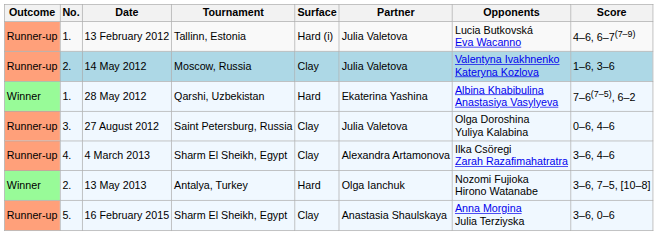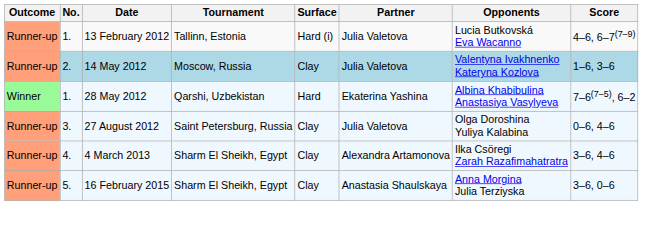- row: (116, 185)
